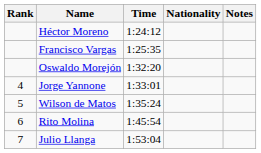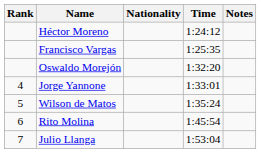columns swapped: (193, 13) <-> (144, 13)
